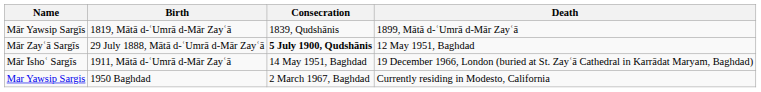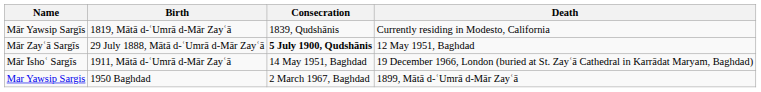(447, 29) 1899, Mātā d-ʿUmrā d-Mār Zayʿā -> (463, 29) Currently residing in Modesto, California
(463, 78) Currently residing in Modesto, California -> (447, 78) 1899, Mātā d-ʿUmrā d-Mār Zayʿā
